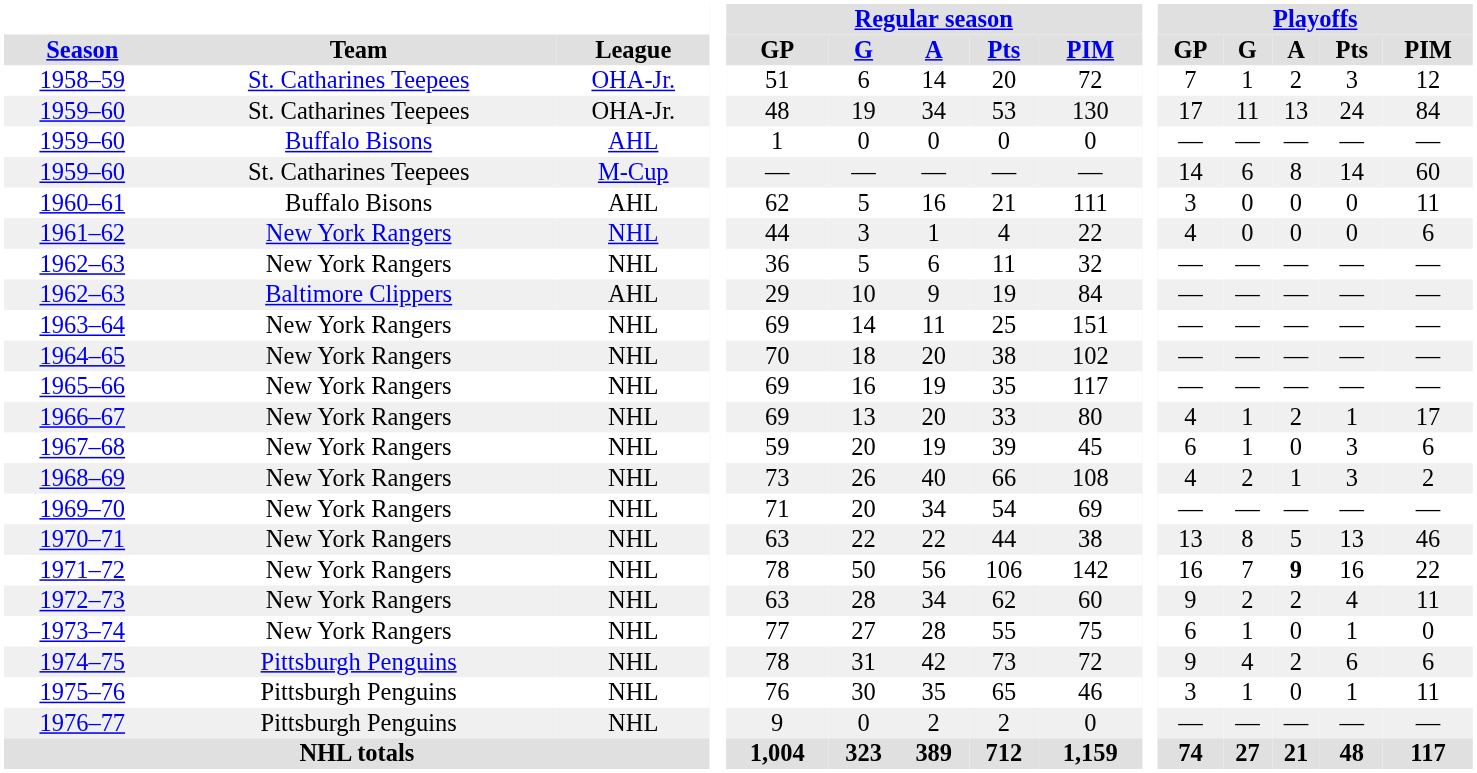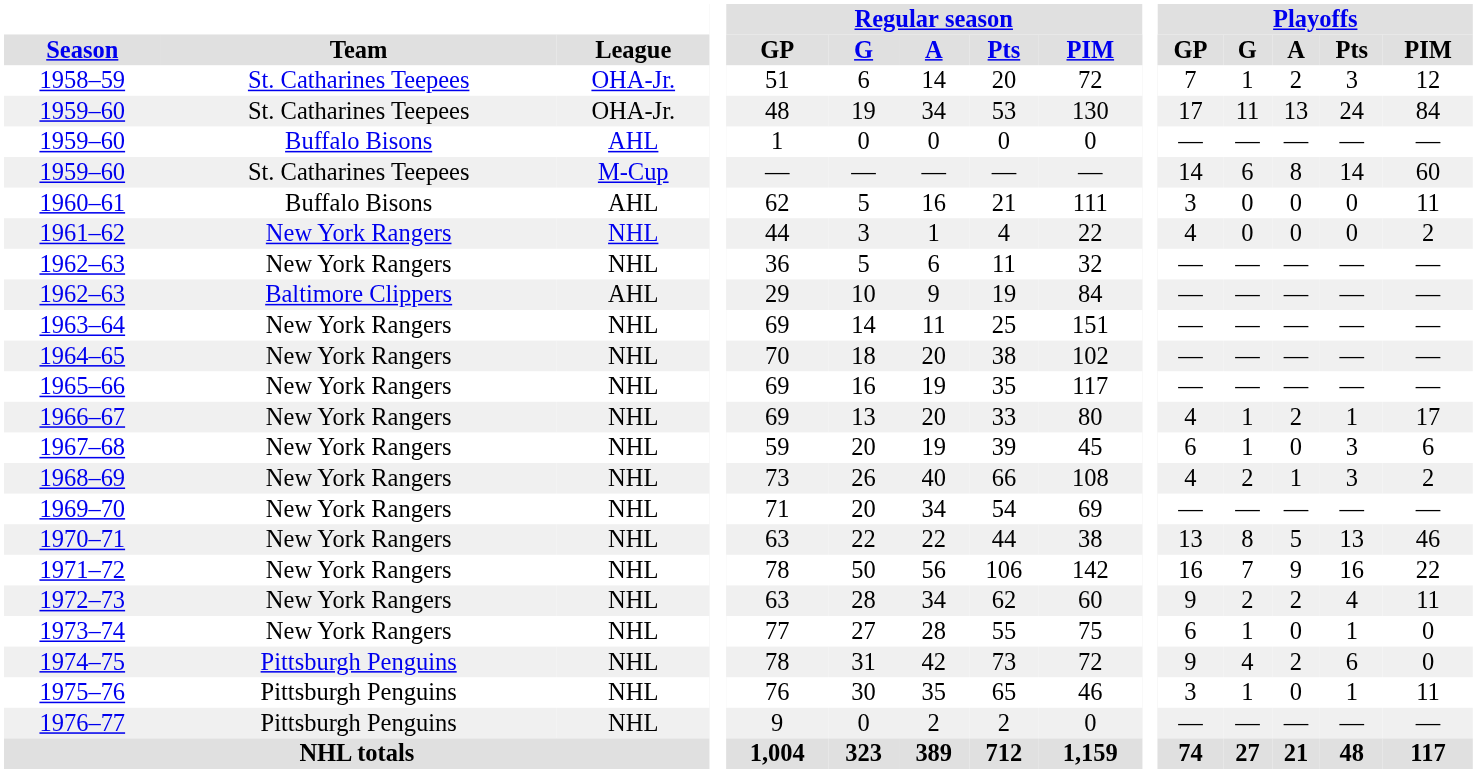(1428, 233) 6 -> (1428, 233) 2
(1296, 569) bold -> (1296, 569) normal
(1428, 661) 6 -> (1428, 661) 0
